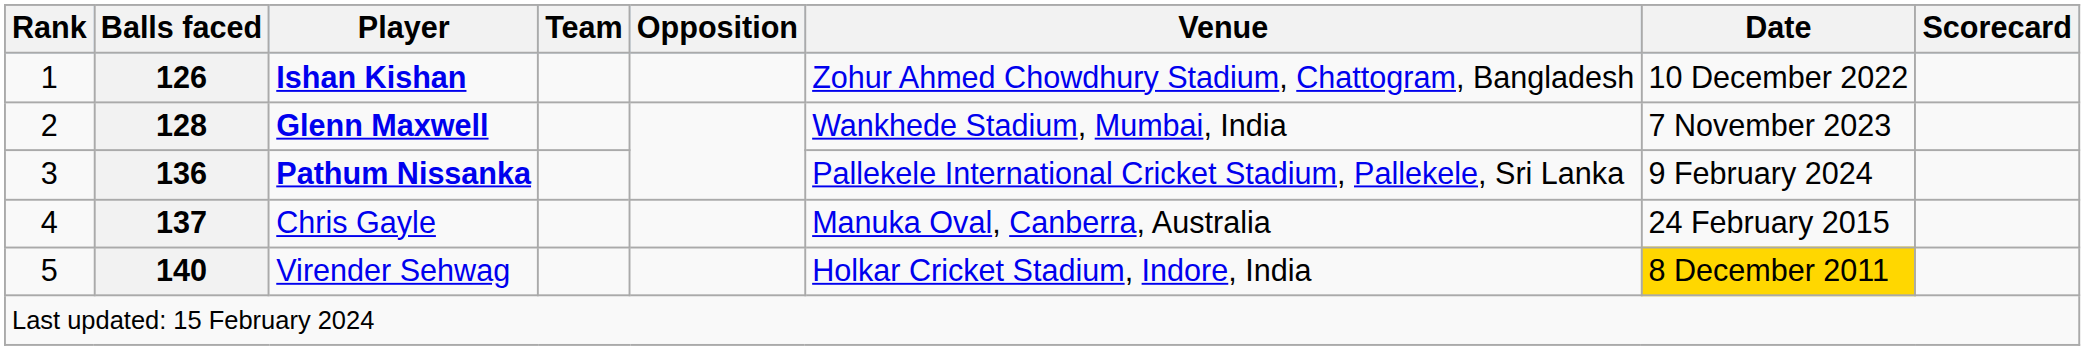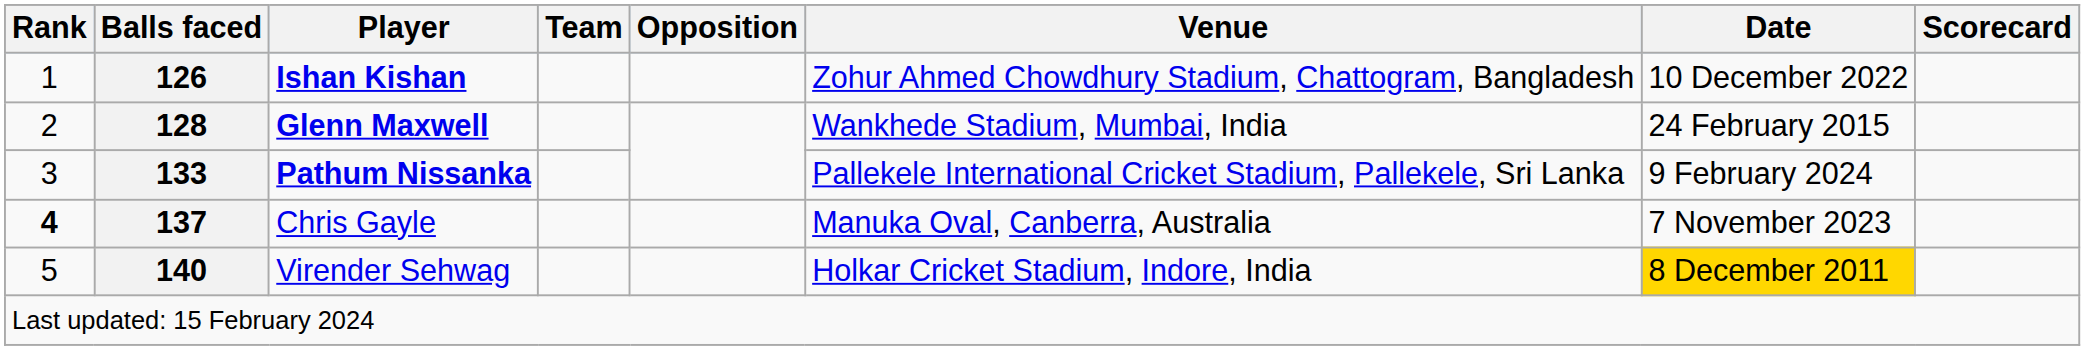(1770, 125) 7 November 2023 -> (1769, 125) 24 February 2015
(181, 174) 136 -> (181, 174) 133
(49, 222) normal -> (49, 222) bold
(1769, 222) 24 February 2015 -> (1770, 222) 7 November 2023
